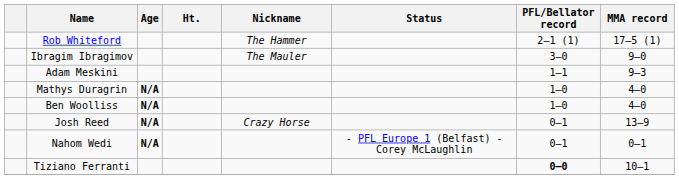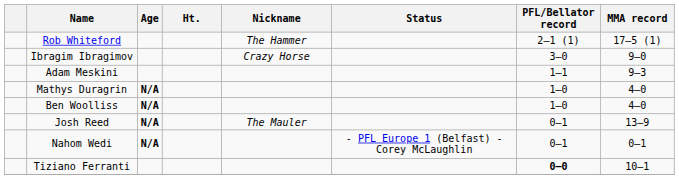(277, 57) The Mauler -> (277, 57) Crazy Horse
(277, 122) Crazy Horse -> (277, 122) The Mauler
